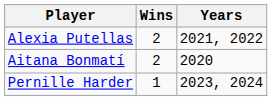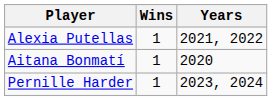(156, 39) 2 -> (156, 39) 1
(156, 61) 2 -> (156, 61) 1
